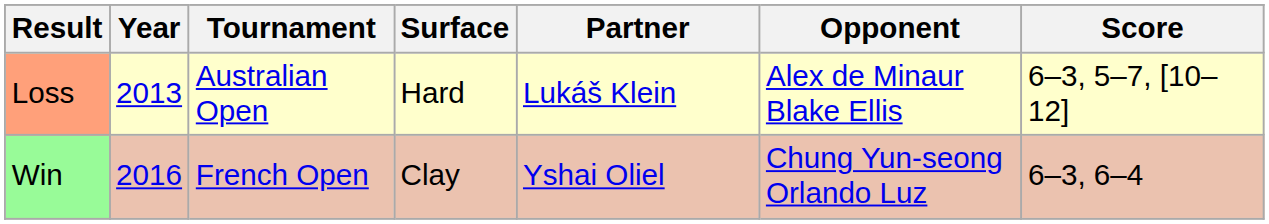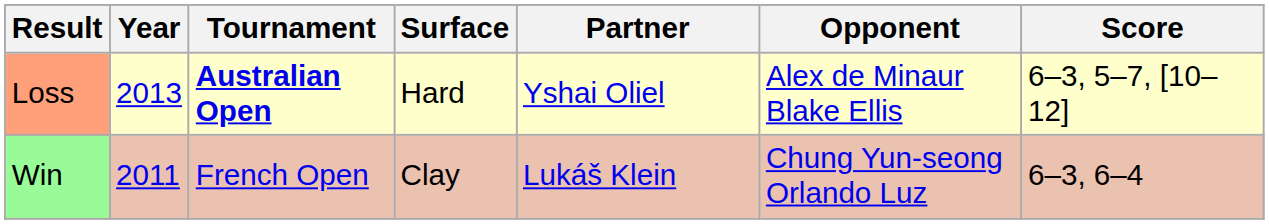(262, 93) normal -> (268, 93) bold
(600, 93) Lukáš Klein -> (594, 93) Yshai Oliel
(149, 175) 2016 -> (148, 175) 2011
(594, 175) Yshai Oliel -> (600, 175) Lukáš Klein
